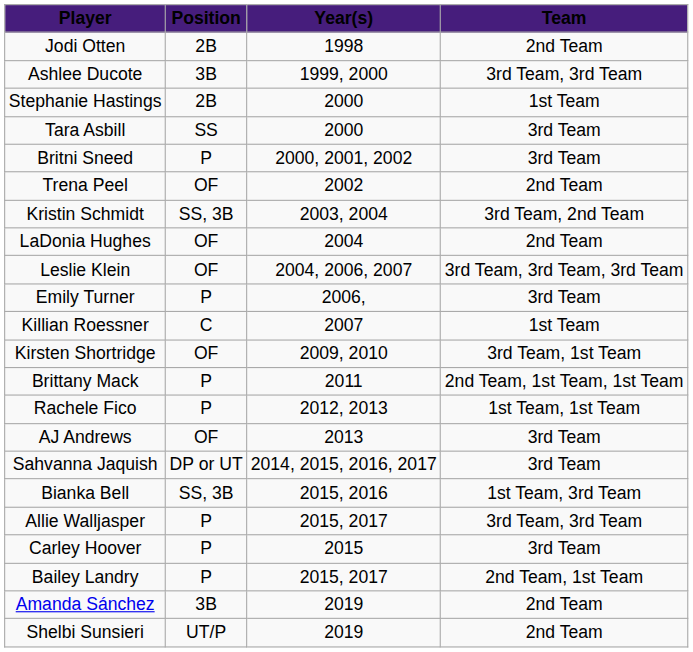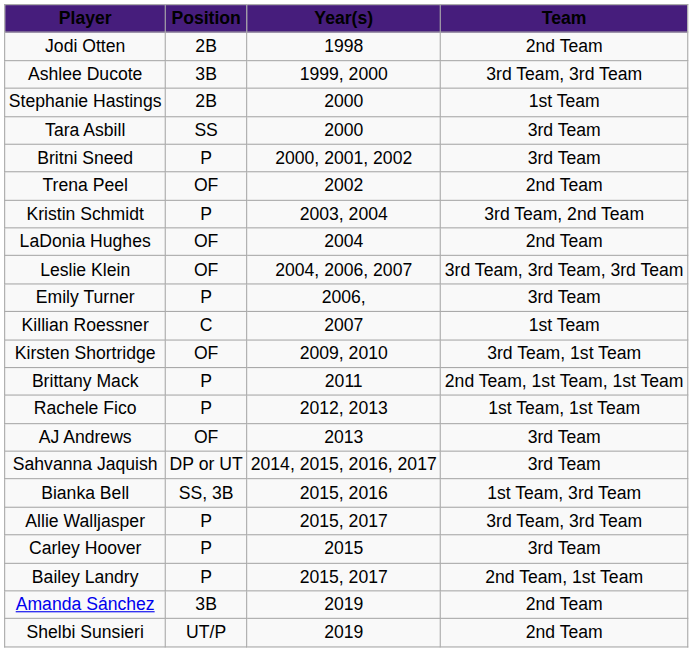(206, 213) SS, 3B -> (206, 213) P
